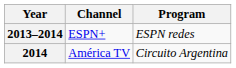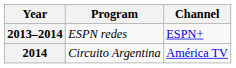columns swapped: (182, 14) <-> (99, 14)
